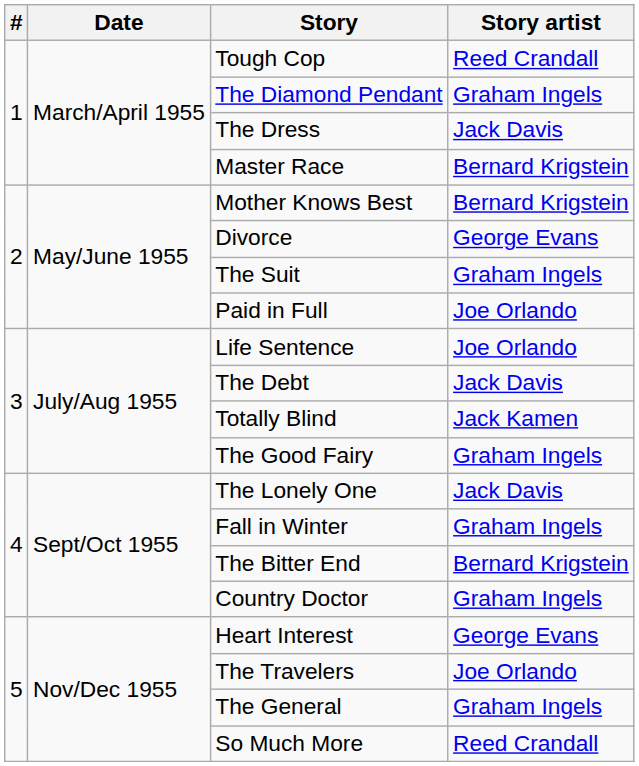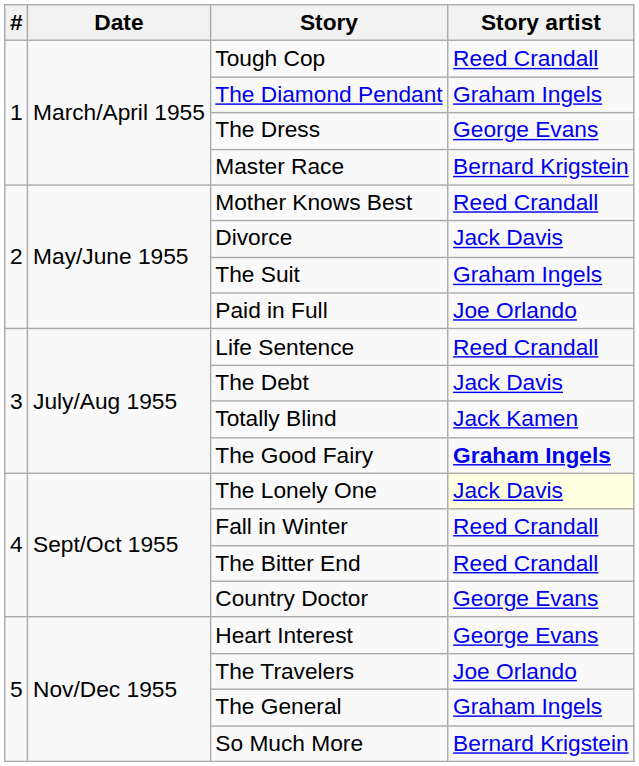(508, 130) Jack Davis -> (526, 130) George Evans
(541, 202) Bernard Krigstein -> (526, 202) Reed Crandall
(526, 238) George Evans -> (508, 238) Jack Davis
(515, 346) Joe Orlando -> (526, 346) Reed Crandall
(528, 454) normal -> (532, 454) bold
(508, 490) no background -> (508, 490) lightyellow background
(528, 526) Graham Ingels -> (526, 526) Reed Crandall
(541, 563) Bernard Krigstein -> (526, 563) Reed Crandall
(528, 599) Graham Ingels -> (526, 599) George Evans
(526, 743) Reed Crandall -> (541, 743) Bernard Krigstein
